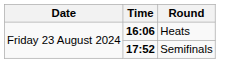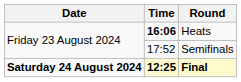(140, 49) bold -> (161, 49) normal
+ row: (194, 67)
